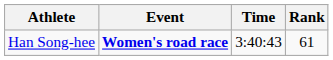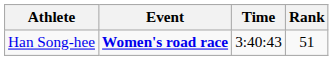(307, 42) 61 -> (307, 42) 51
